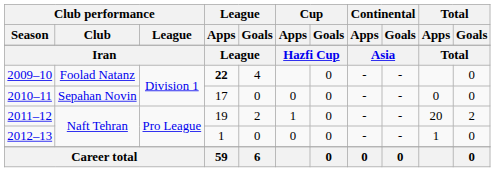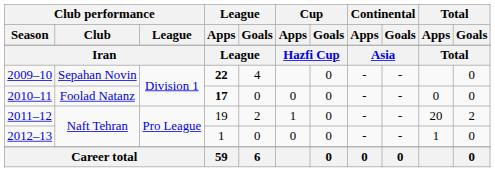(97, 75) Foolad Natanz -> (97, 75) Sepahan Novin
(97, 95) Sepahan Novin -> (97, 95) Foolad Natanz
(221, 95) normal -> (221, 95) bold
